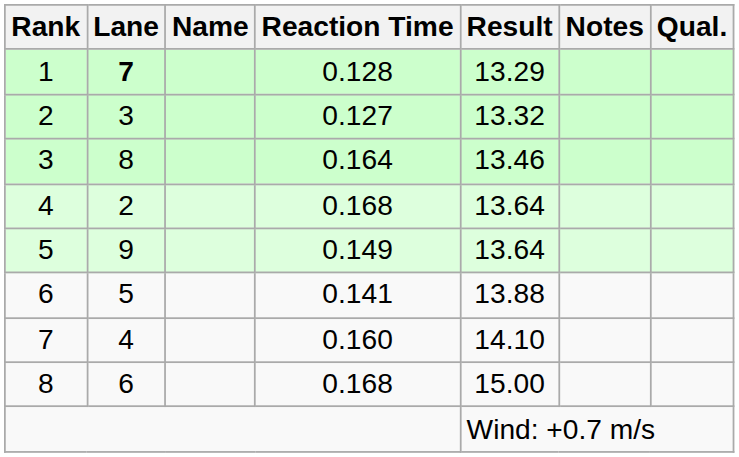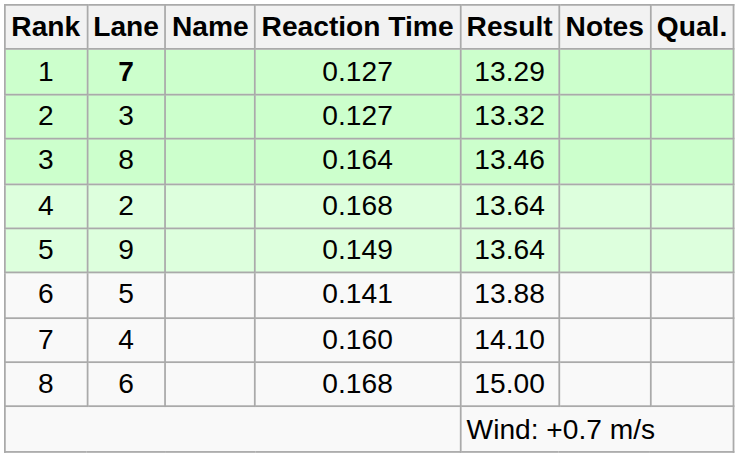(358, 71) 0.128 -> (358, 71) 0.127
